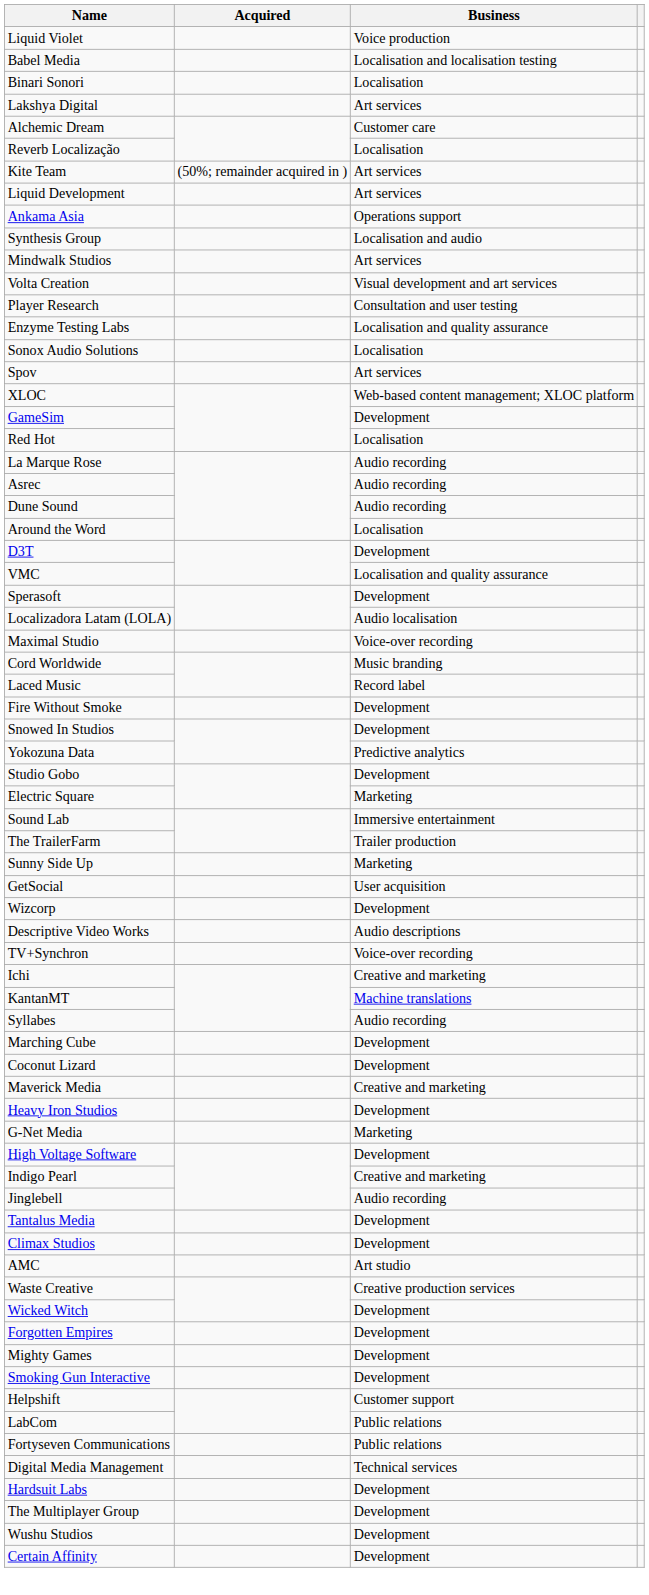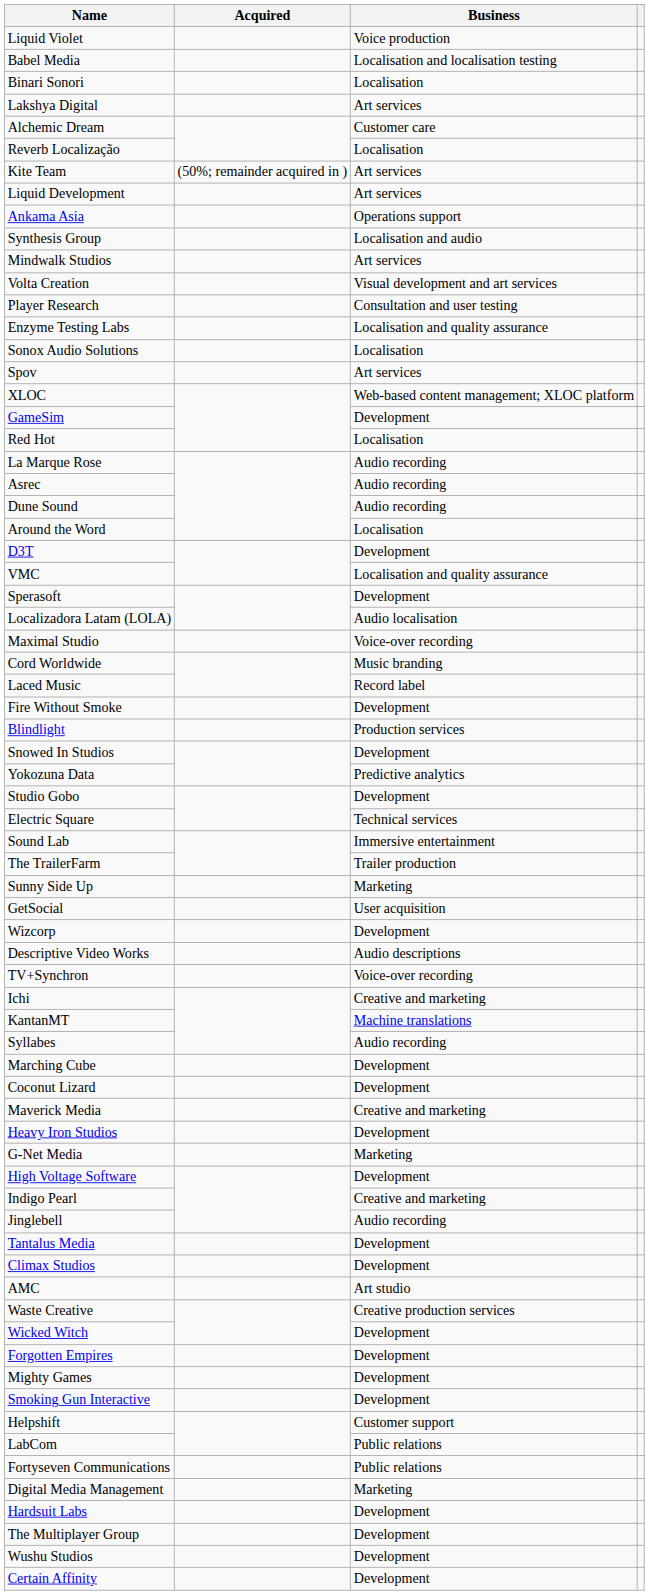+ row: (36, 730)
(383, 797) Marketing -> (405, 819) Technical services
(405, 1467) Technical services -> (383, 1489) Marketing
